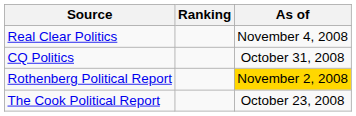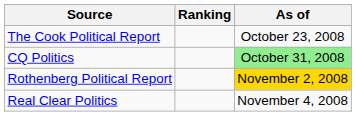rows swapped: (84, 100) <-> (62, 36)
(293, 57) no background -> (293, 57) lightgreen background
